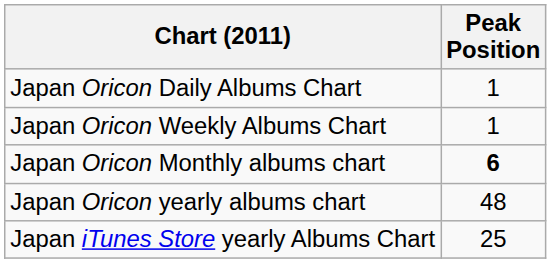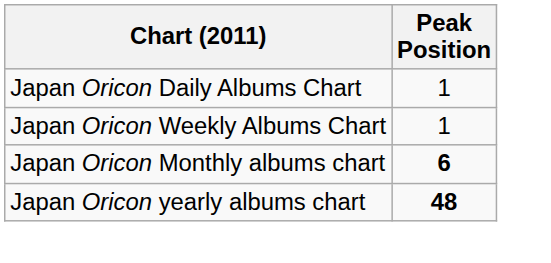(493, 201) normal -> (444, 201) bold
- row: (223, 239)
